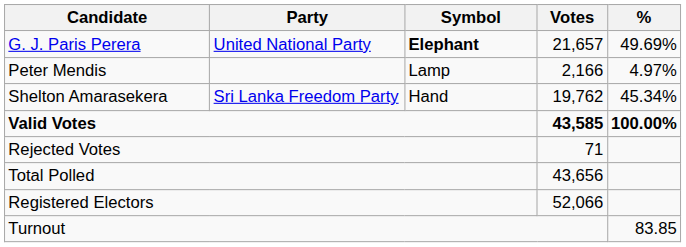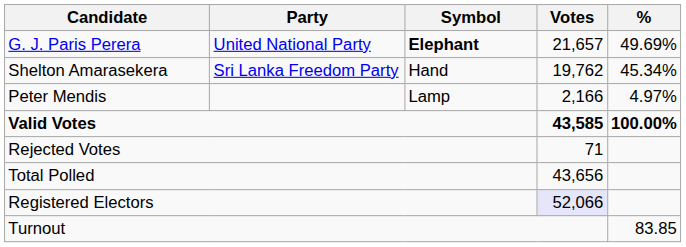rows swapped: (88, 96) <-> (57, 70)
(578, 202) no background -> (578, 202) lavender background
